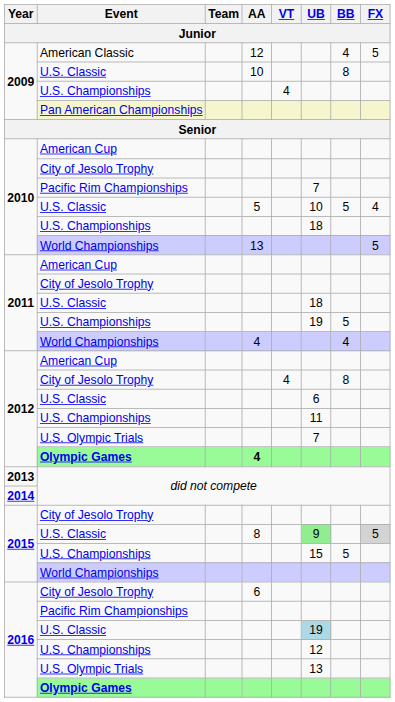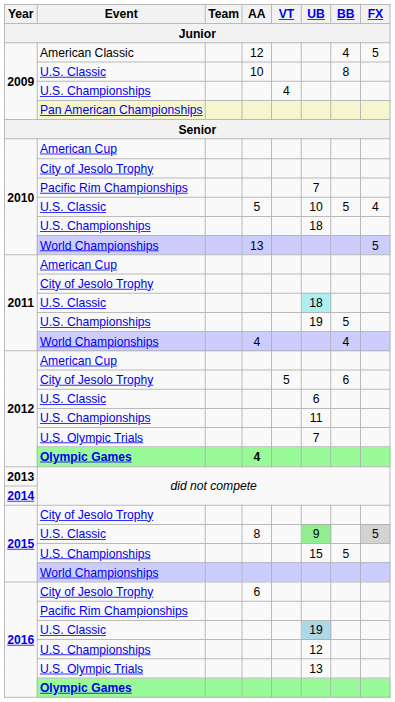(316, 303) no background -> (316, 303) paleturquoise background
(286, 380) 4 -> (286, 380) 5
(346, 380) 8 -> (346, 380) 6
